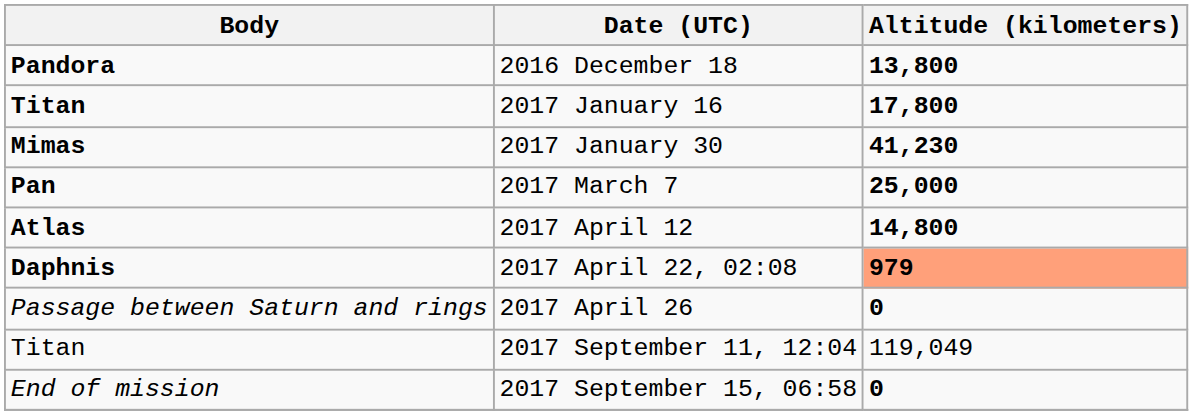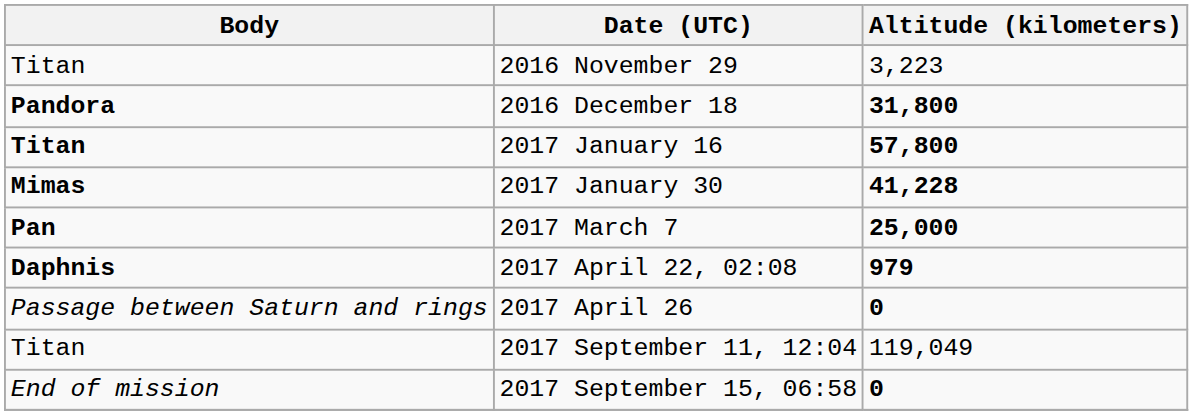+ row: (619, 66)
(914, 66) 13,800 -> (914, 106) 31,800
(914, 106) 17,800 -> (914, 147) 57,800
(914, 147) 41,230 -> (914, 187) 41,228
- row: (596, 228)
(891, 268) lightsalmon background -> (891, 268) no background
